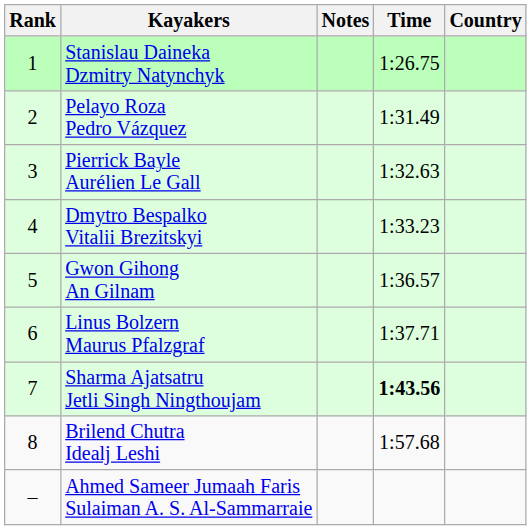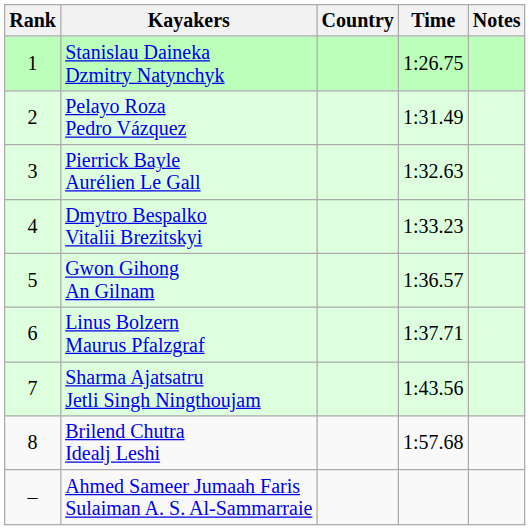columns swapped: (486, 20) <-> (345, 20)
(409, 388) bold -> (433, 388) normal
